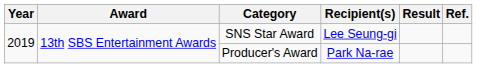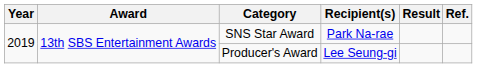(360, 33) Lee Seung-gi -> (360, 33) Park Na-rae
(360, 53) Park Na-rae -> (360, 53) Lee Seung-gi
